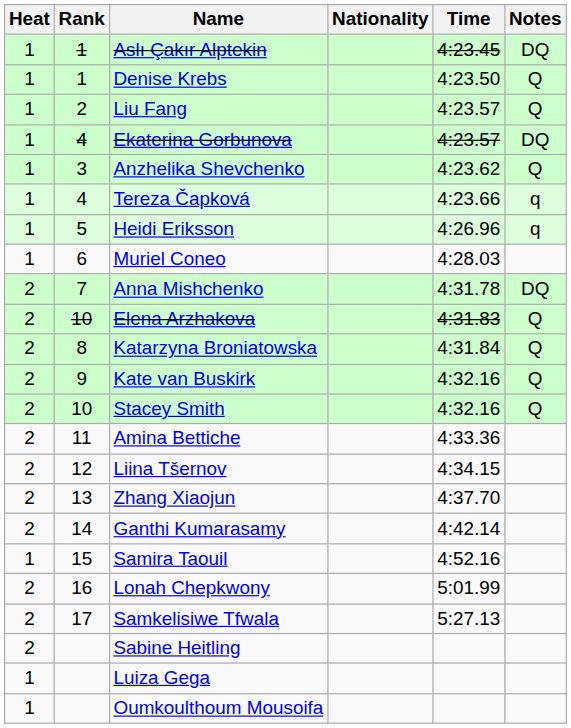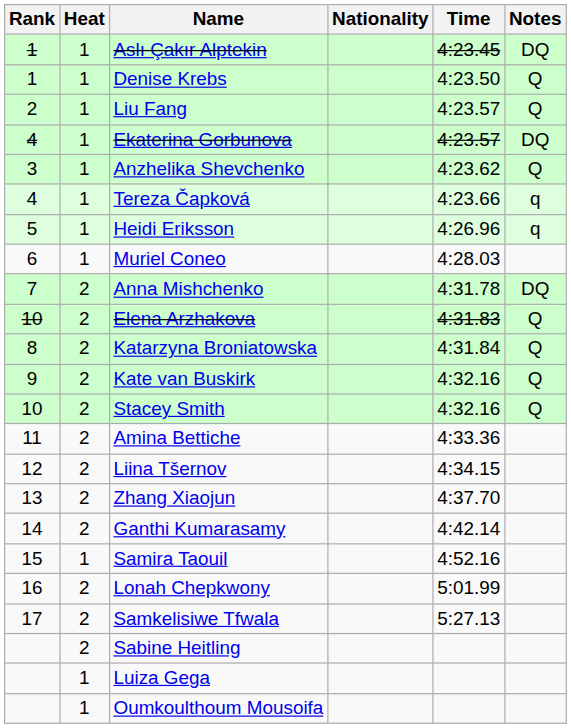columns swapped: (82, 19) <-> (29, 19)
